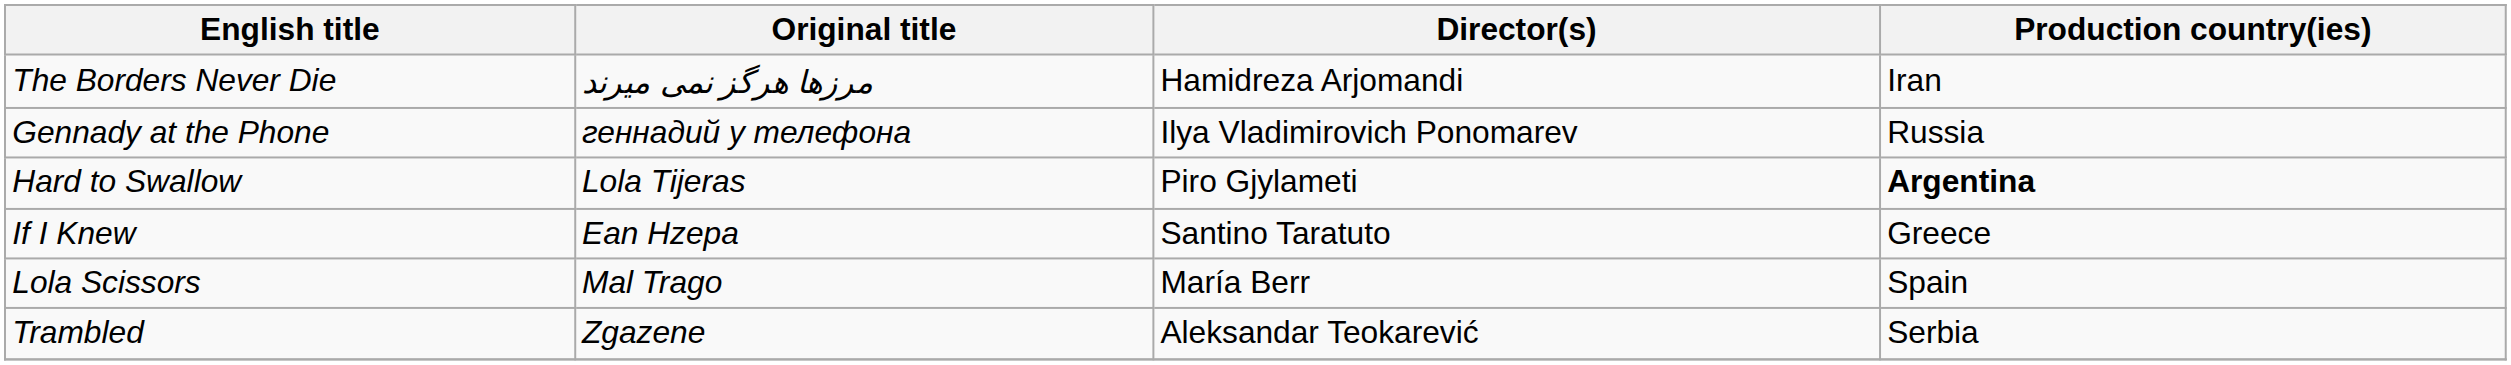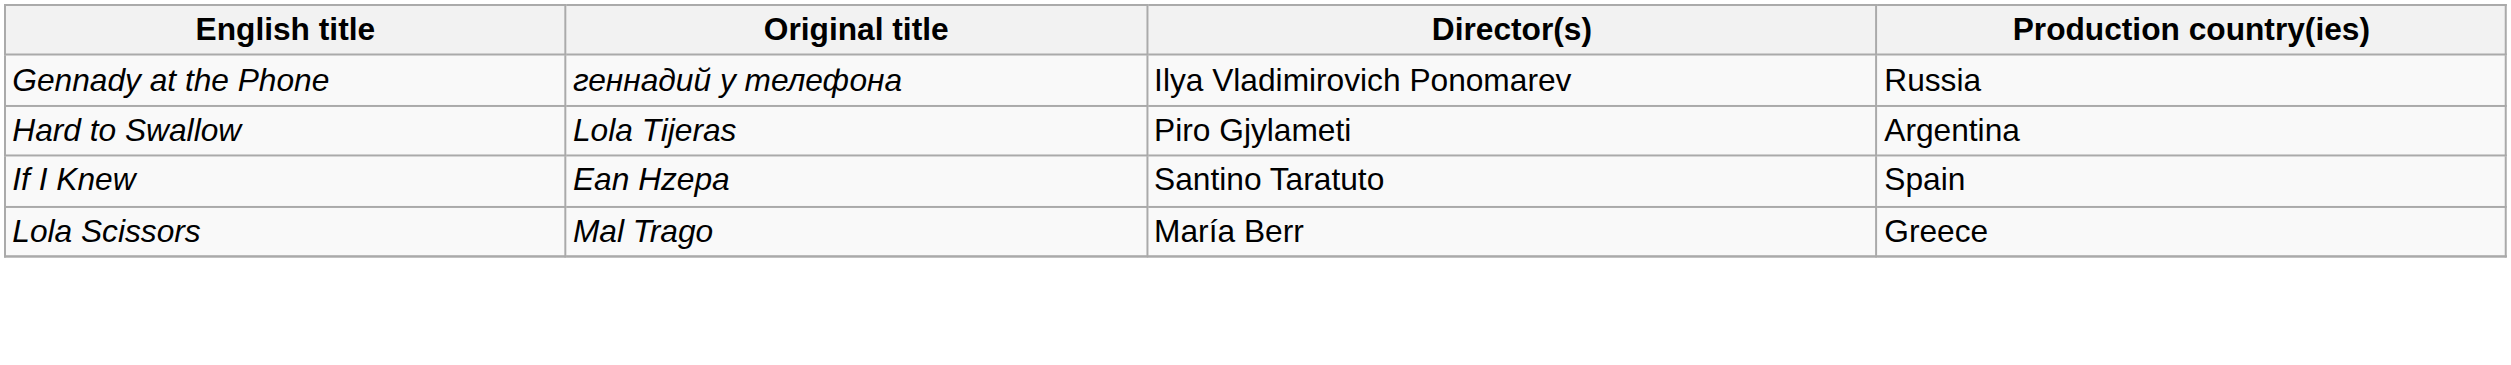- row: (174, 80)
(1961, 182) bold -> (1952, 130) normal
(1939, 232) Greece -> (1925, 180) Spain
(1928, 282) Spain -> (1936, 230) Greece
- row: (78, 333)
